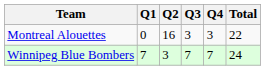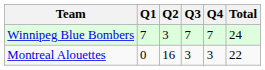rows swapped: (57, 34) <-> (71, 55)
